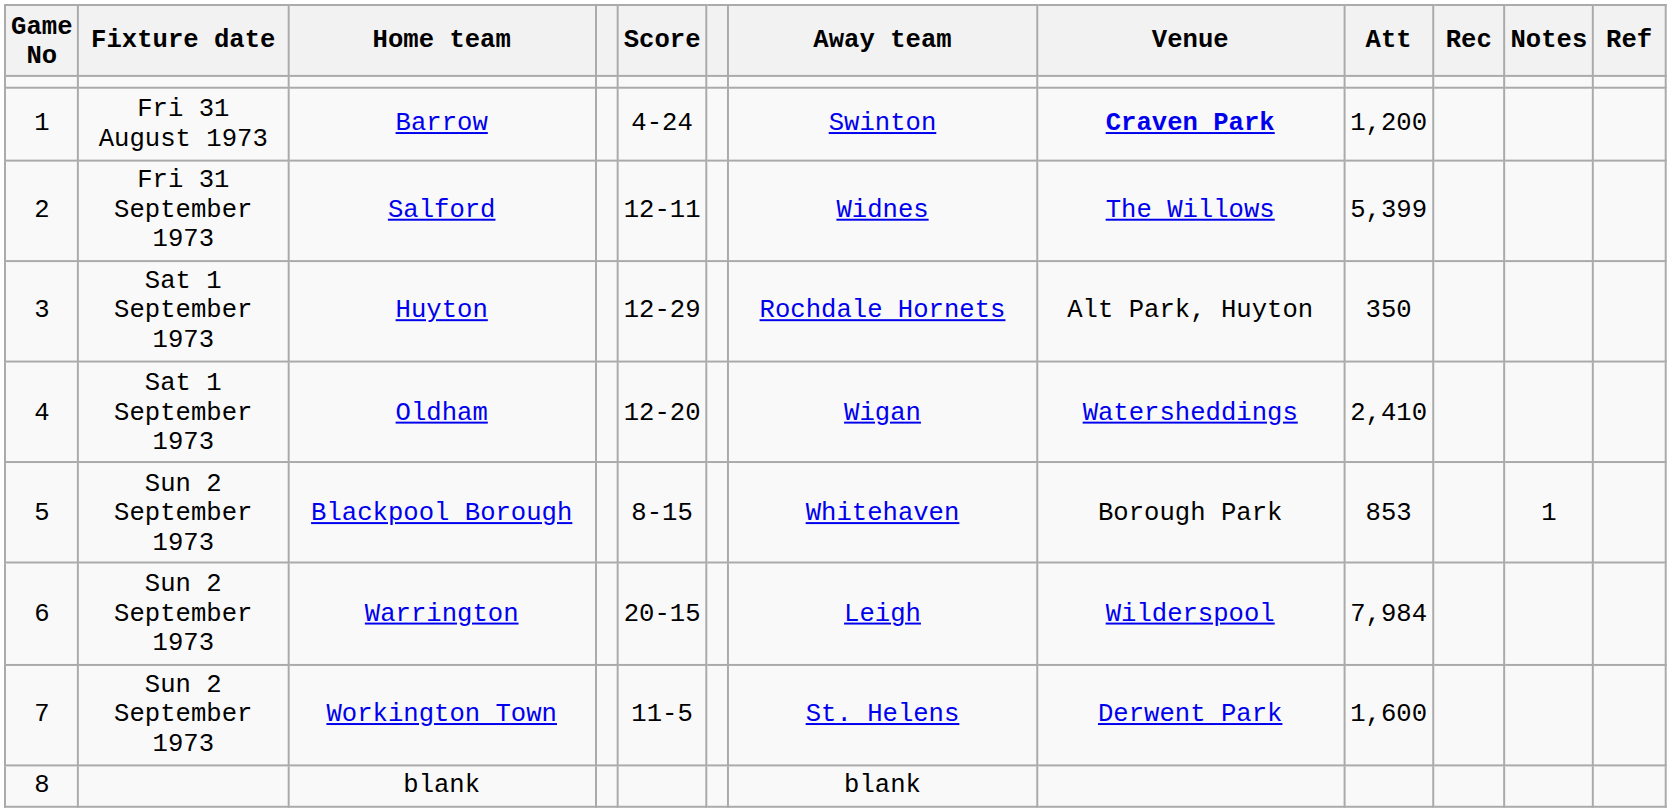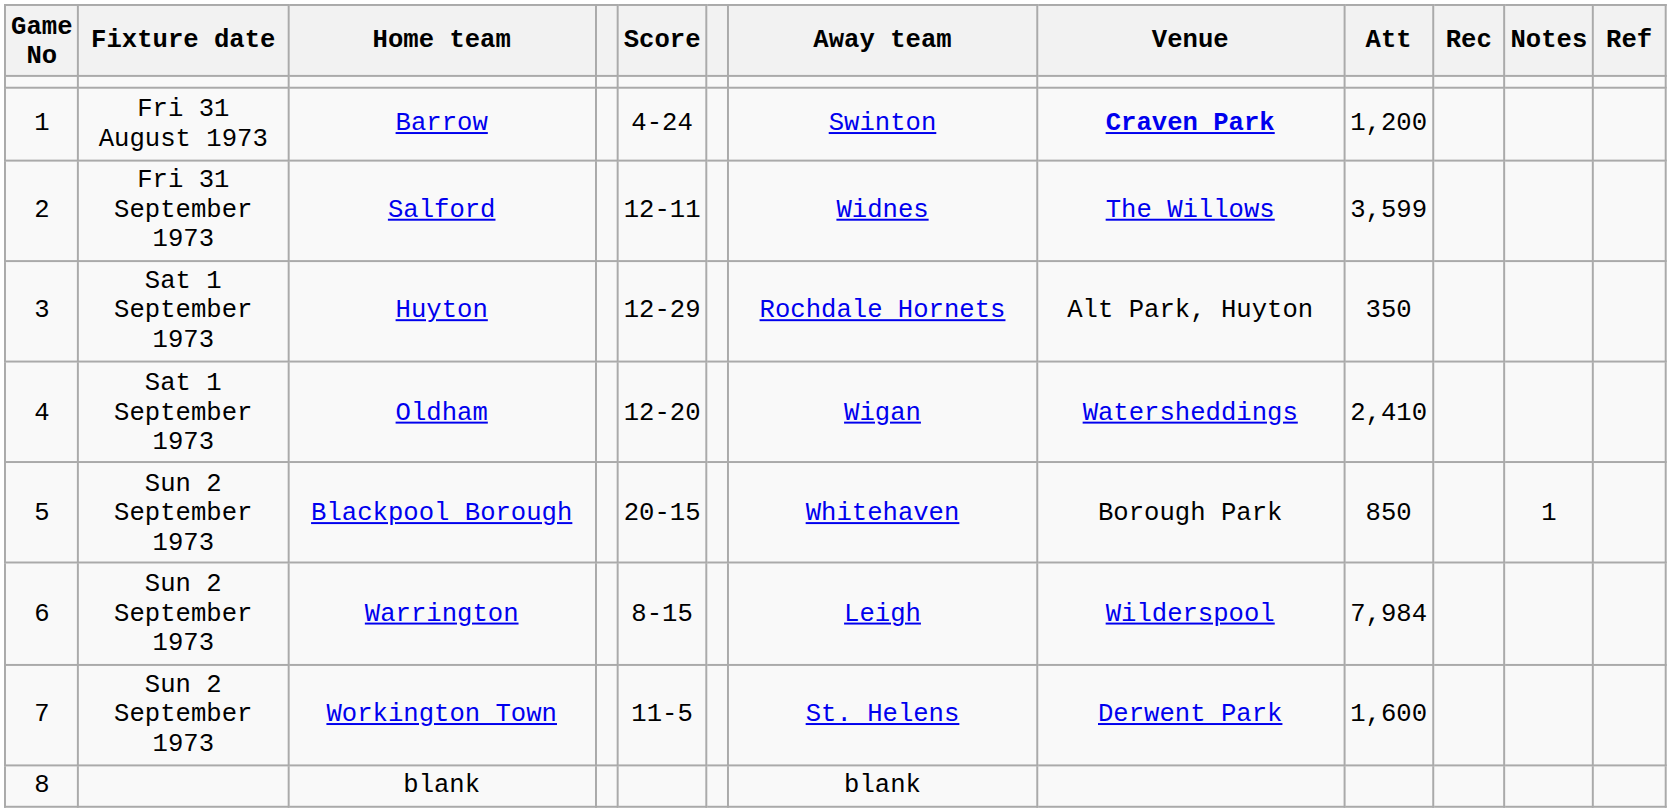(1389, 210) 5,399 -> (1389, 210) 3,599
(662, 513) 8-15 -> (662, 513) 20-15
(1389, 513) 853 -> (1389, 513) 850
(662, 614) 20-15 -> (662, 614) 8-15
